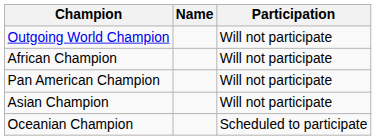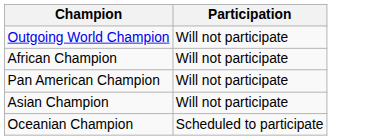- column: (195, 15)
